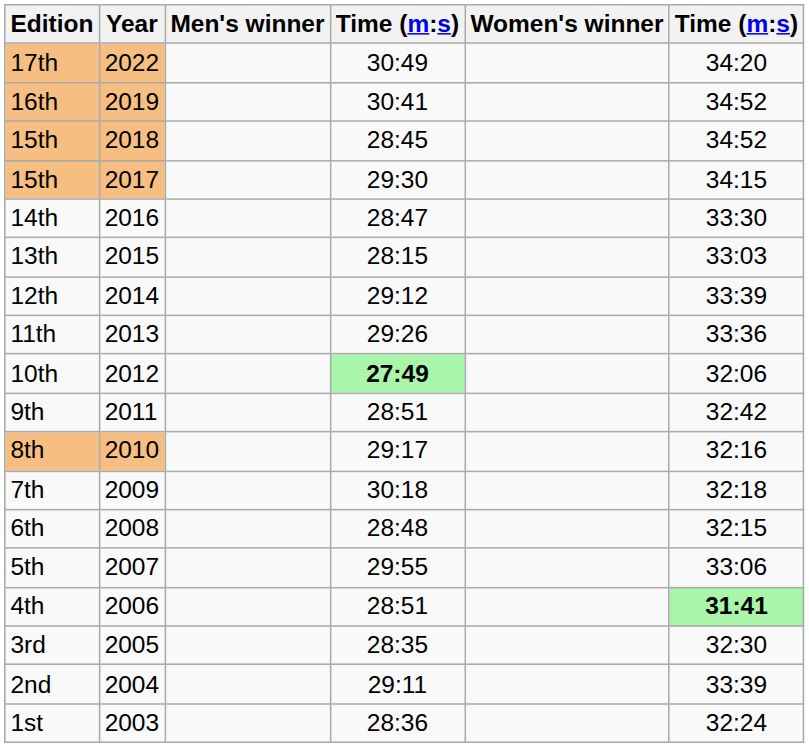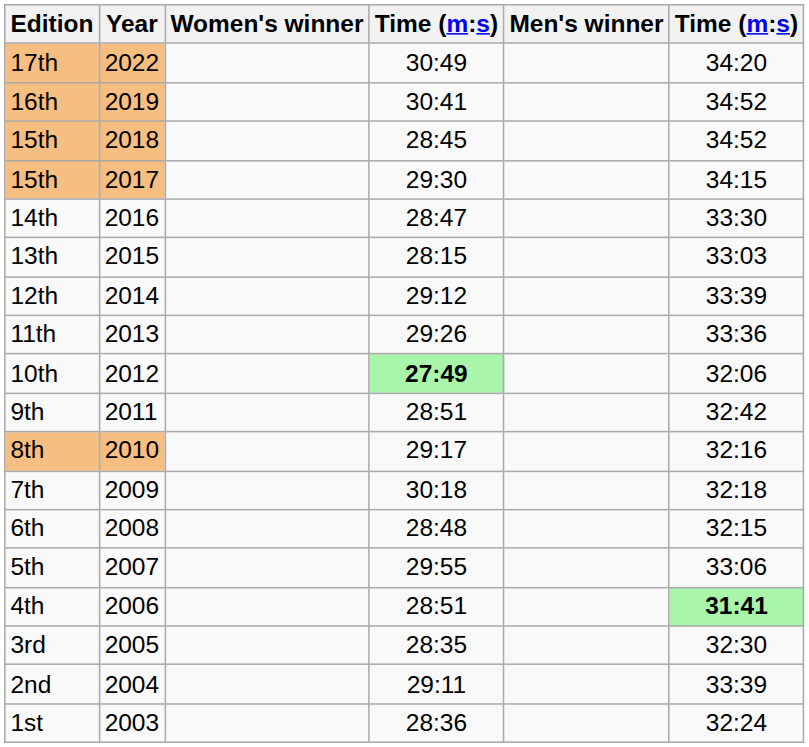columns swapped: (247, 23) <-> (567, 23)
